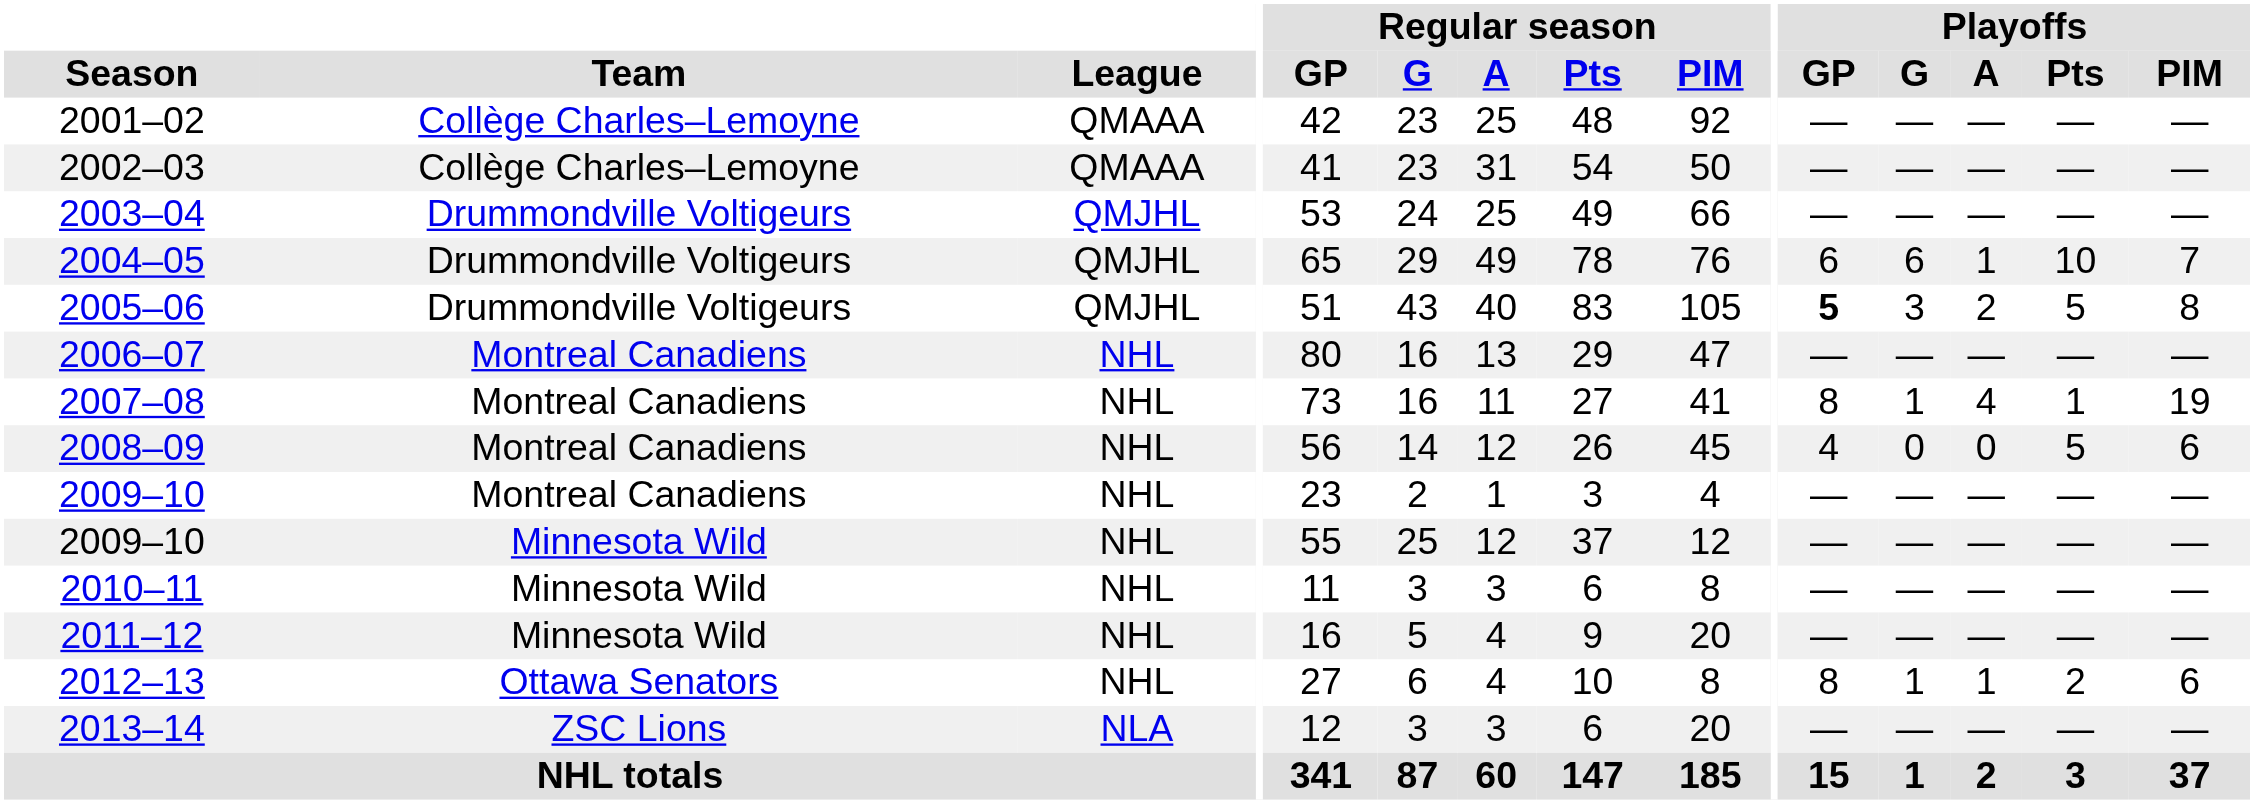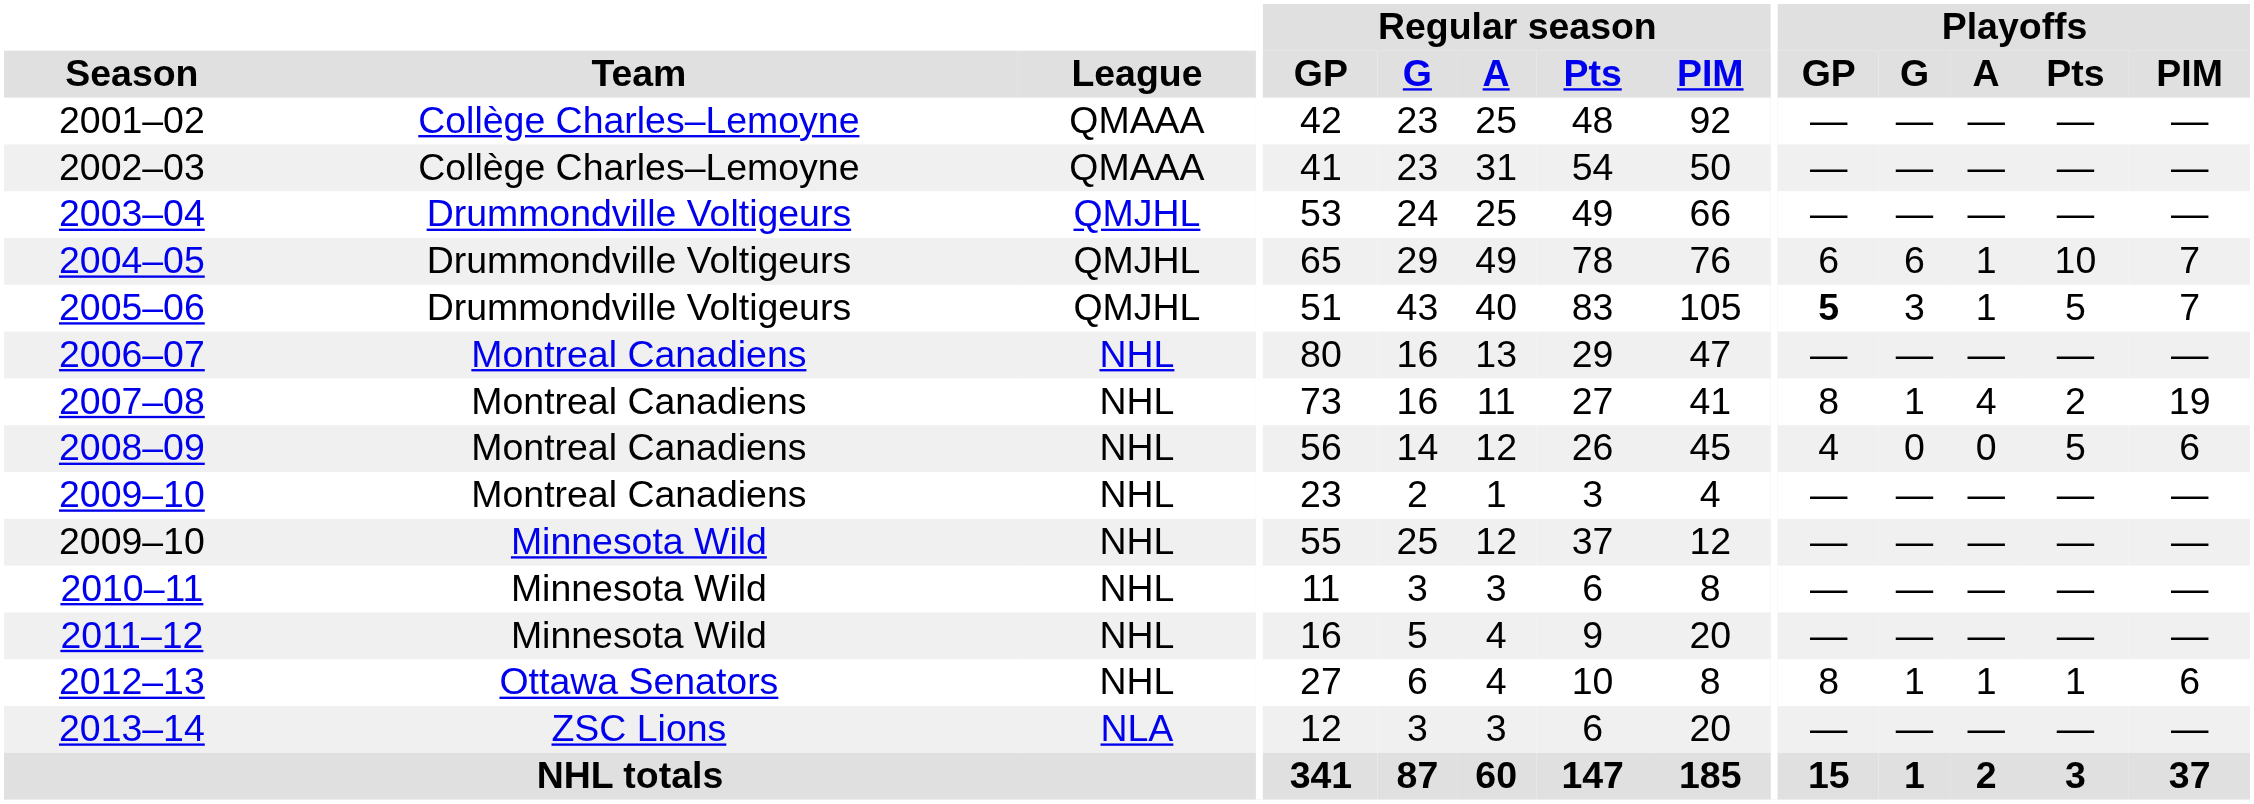(1986, 307) 2 -> (1986, 307) 1
(2190, 307) 8 -> (2190, 307) 7
(2075, 401) 1 -> (2075, 401) 2
(2075, 681) 2 -> (2075, 681) 1
